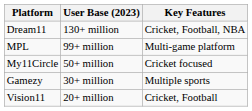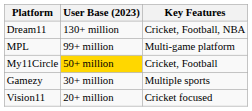(88, 64) no background -> (88, 64) gold background
(179, 64) Cricket focused -> (181, 64) Cricket, Football
(181, 98) Cricket, Football -> (179, 98) Cricket focused
